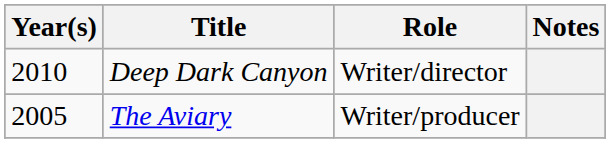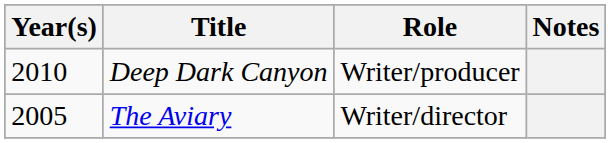(424, 71) Writer/director -> (430, 71) Writer/producer
(430, 115) Writer/producer -> (424, 115) Writer/director
